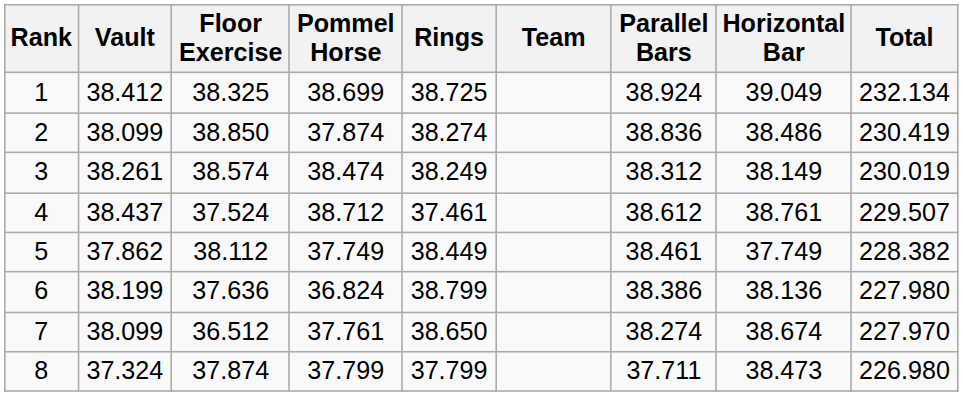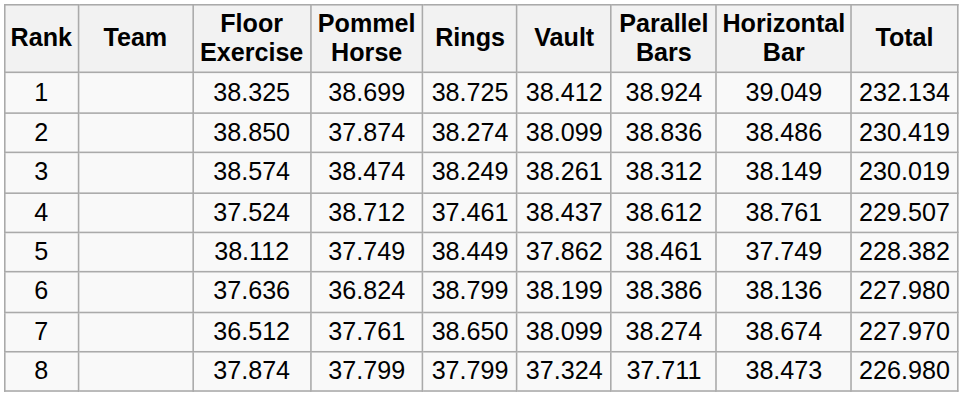columns swapped: (554, 38) <-> (125, 38)
